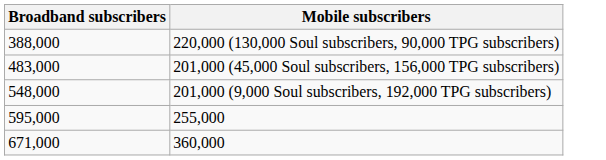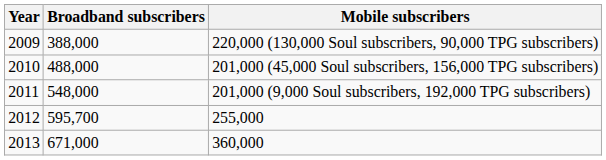+ column: (24, 17)
(34, 67) 483,000 -> (73, 67) 488,000
(34, 117) 595,000 -> (73, 117) 595,700
